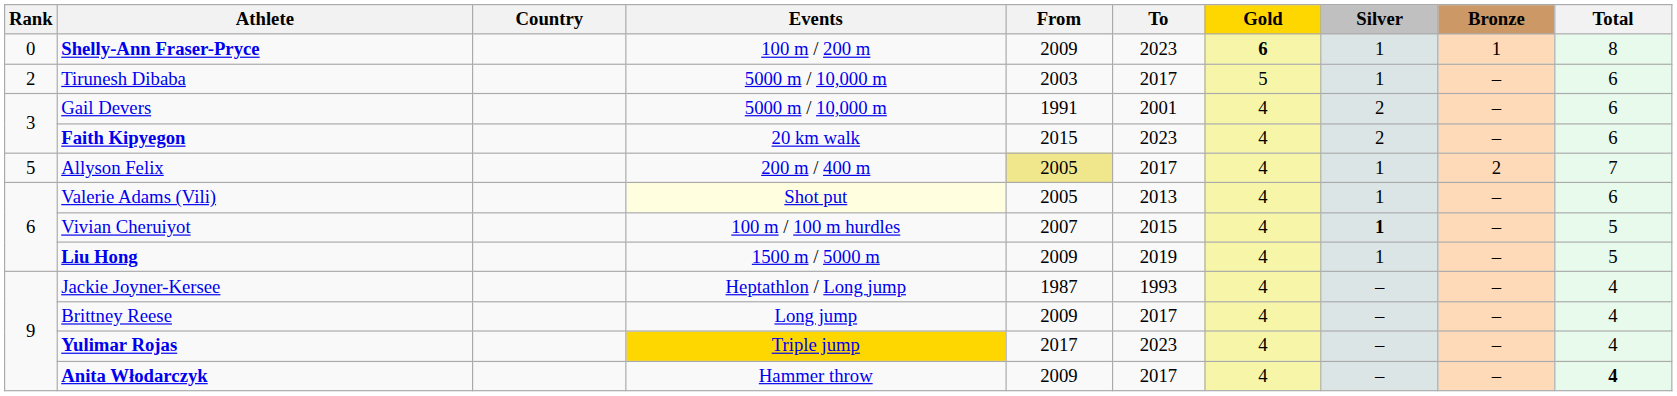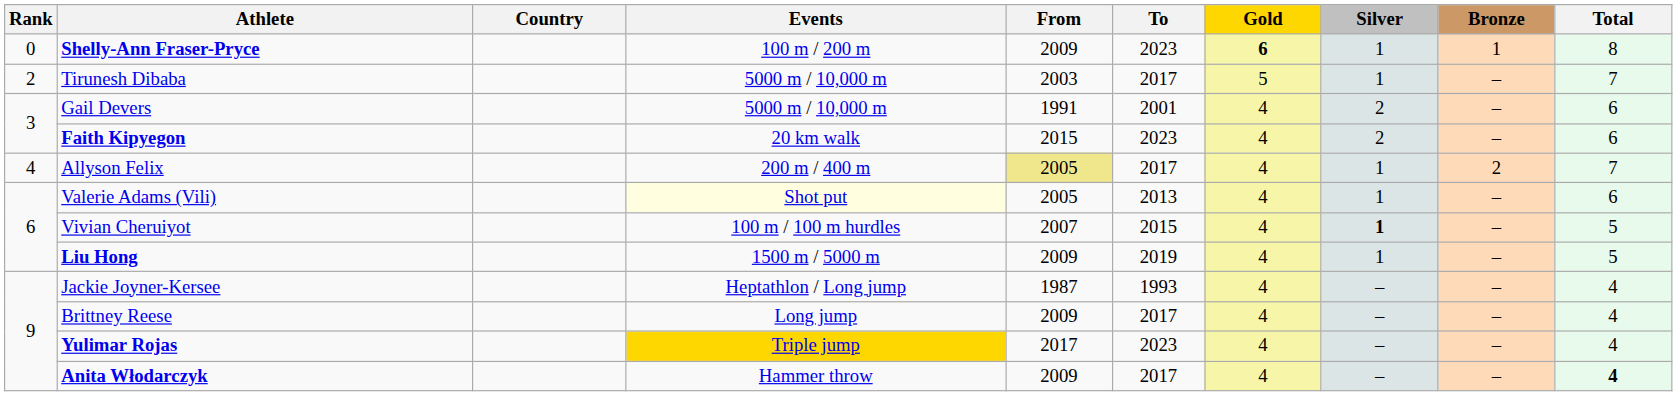(1613, 78) 6 -> (1613, 78) 7
(31, 167) 5 -> (31, 167) 4
